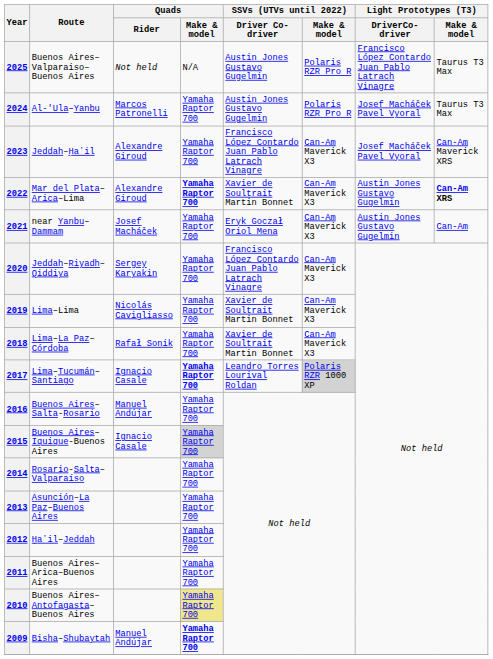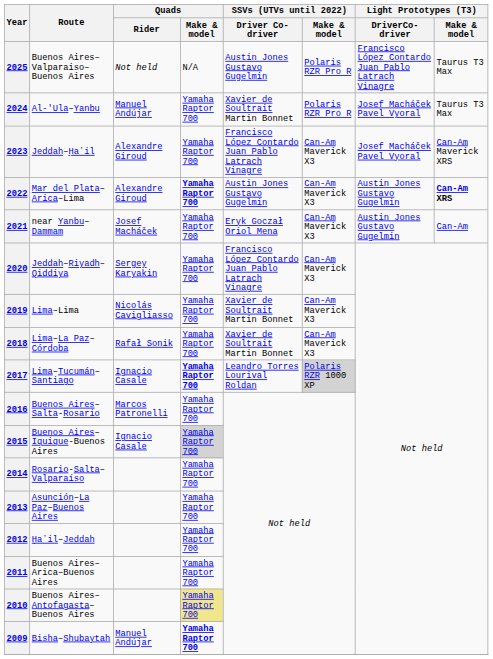(141, 109) Marcos Patronelli -> (134, 109) Manuel Andújar
(257, 109) Austin Jones Gustavo Gugelmin -> (259, 109) Xavier de Soultrait Martin Bonnet
(259, 194) Xavier de Soultrait Martin Bonnet -> (257, 194) Austin Jones Gustavo Gugelmin
(134, 409) Manuel Andújar -> (141, 409) Marcos Patronelli
